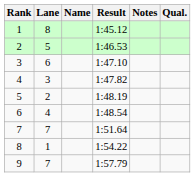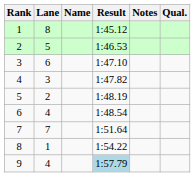(48, 163) 7 -> (48, 163) 4
(111, 163) no background -> (111, 163) lightblue background
